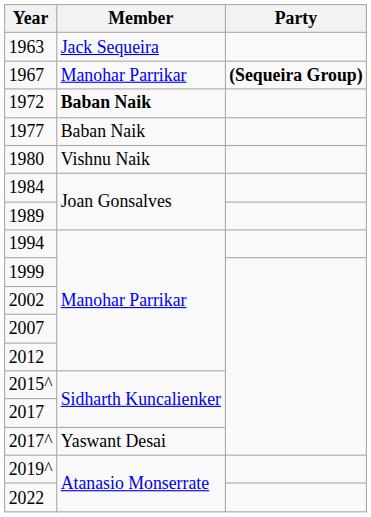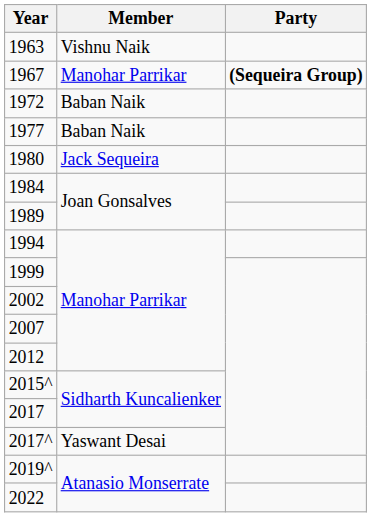(110, 46) Jack Sequeira -> (105, 46) Vishnu Naik
(106, 103) bold -> (103, 103) normal
(105, 159) Vishnu Naik -> (110, 159) Jack Sequeira
